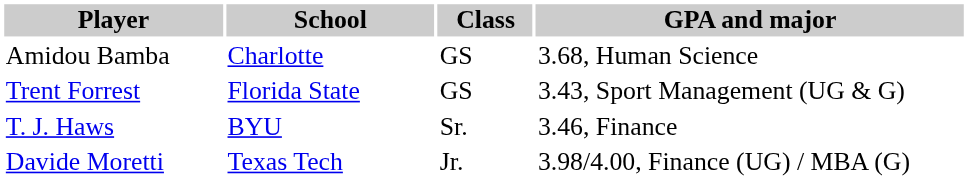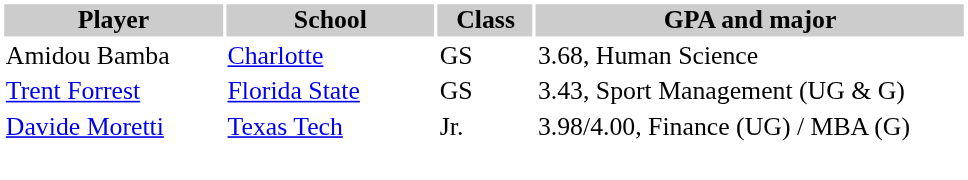- row: (60, 126)
